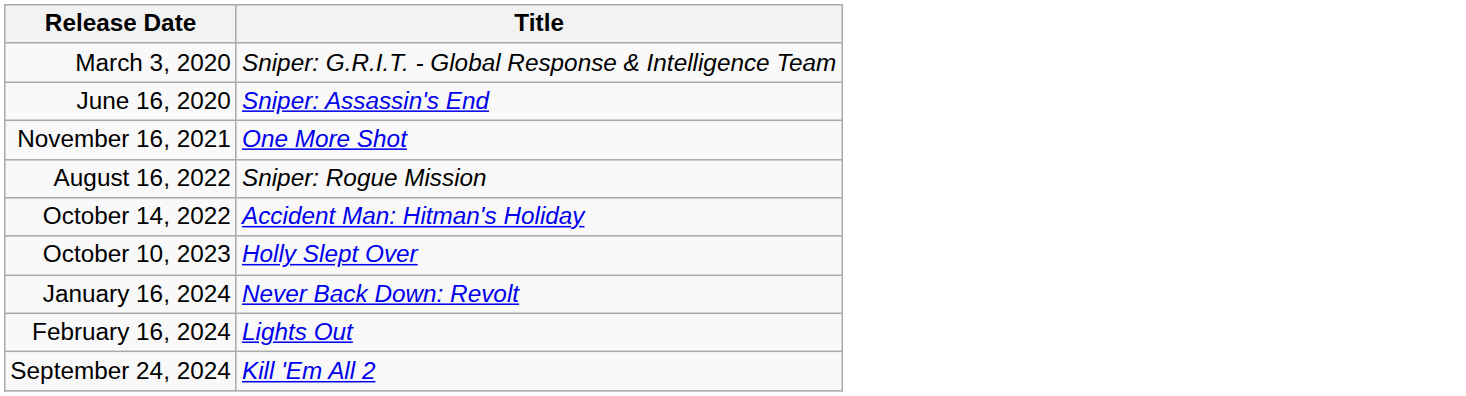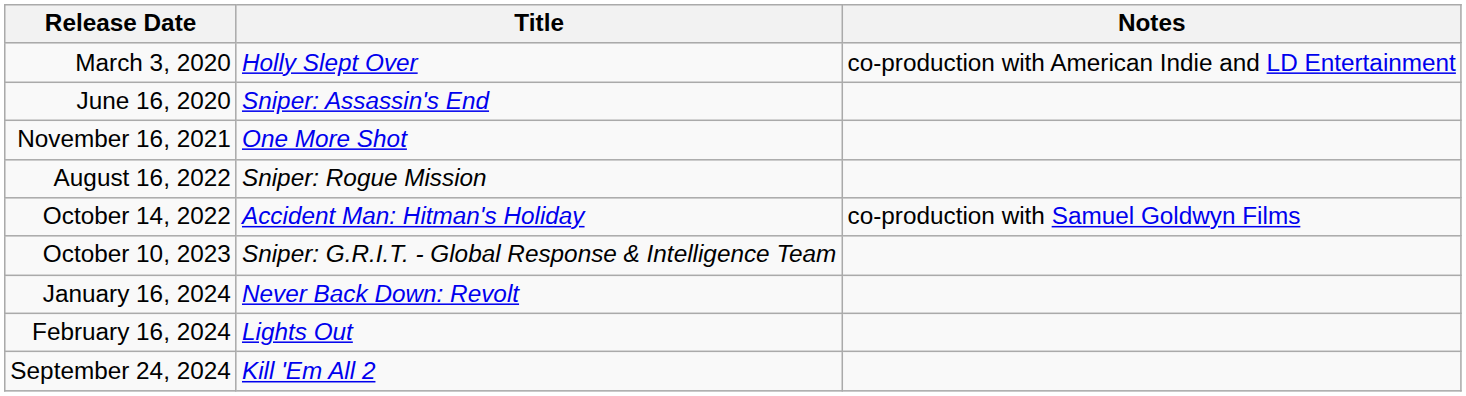+ column: (1152, 23)
(539, 62) Sniper: G.R.I.T. - Global Response & Intelligence Team -> (330, 62) Holly Slept Over
(330, 255) Holly Slept Over -> (539, 255) Sniper: G.R.I.T. - Global Response & Intelligence Team
